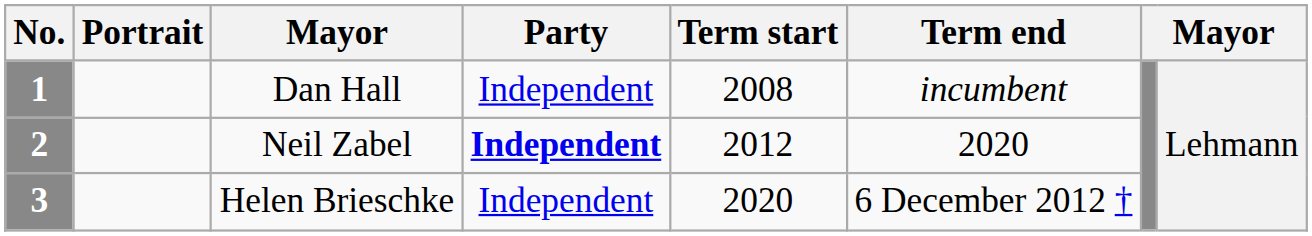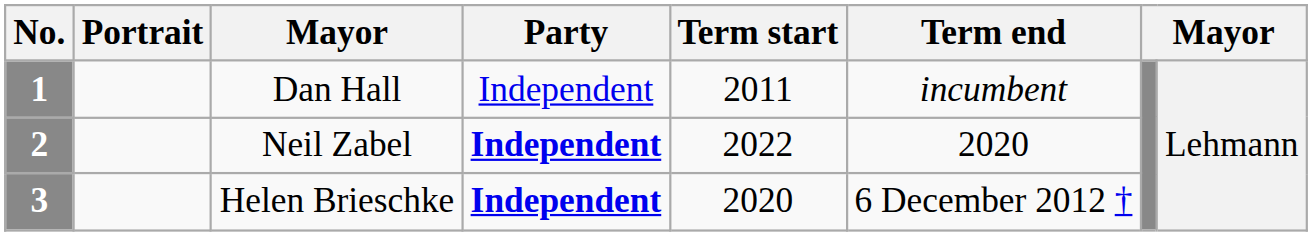(758, 88) 2008 -> (758, 88) 2011
(758, 144) 2012 -> (758, 144) 2022
(566, 200) normal -> (566, 200) bold
